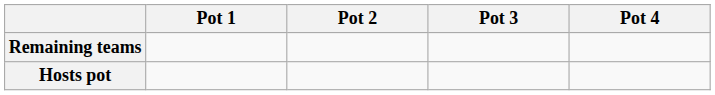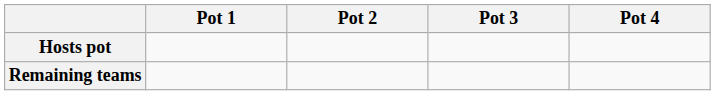rows swapped: (75, 75) <-> (75, 47)
